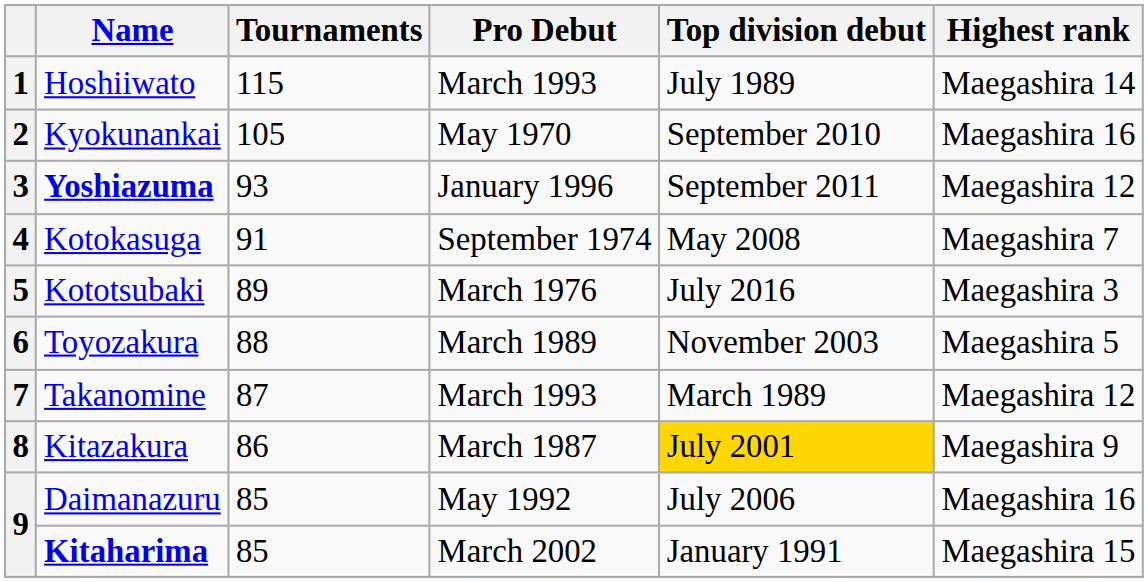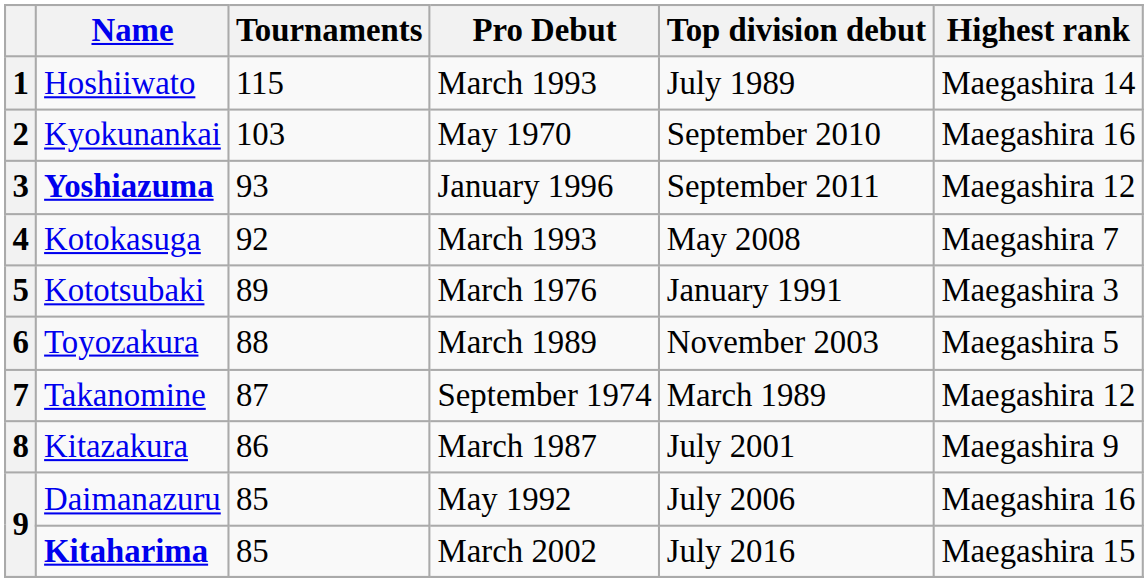(261, 134) 105 -> (261, 134) 103
(252, 238) 91 -> (252, 238) 92
(545, 238) September 1974 -> (517, 238) March 1993
(731, 290) July 2016 -> (755, 290) January 1991
(517, 394) March 1993 -> (545, 394) September 1974
(731, 446) gold background -> (731, 446) no background
(755, 550) January 1991 -> (731, 550) July 2016
